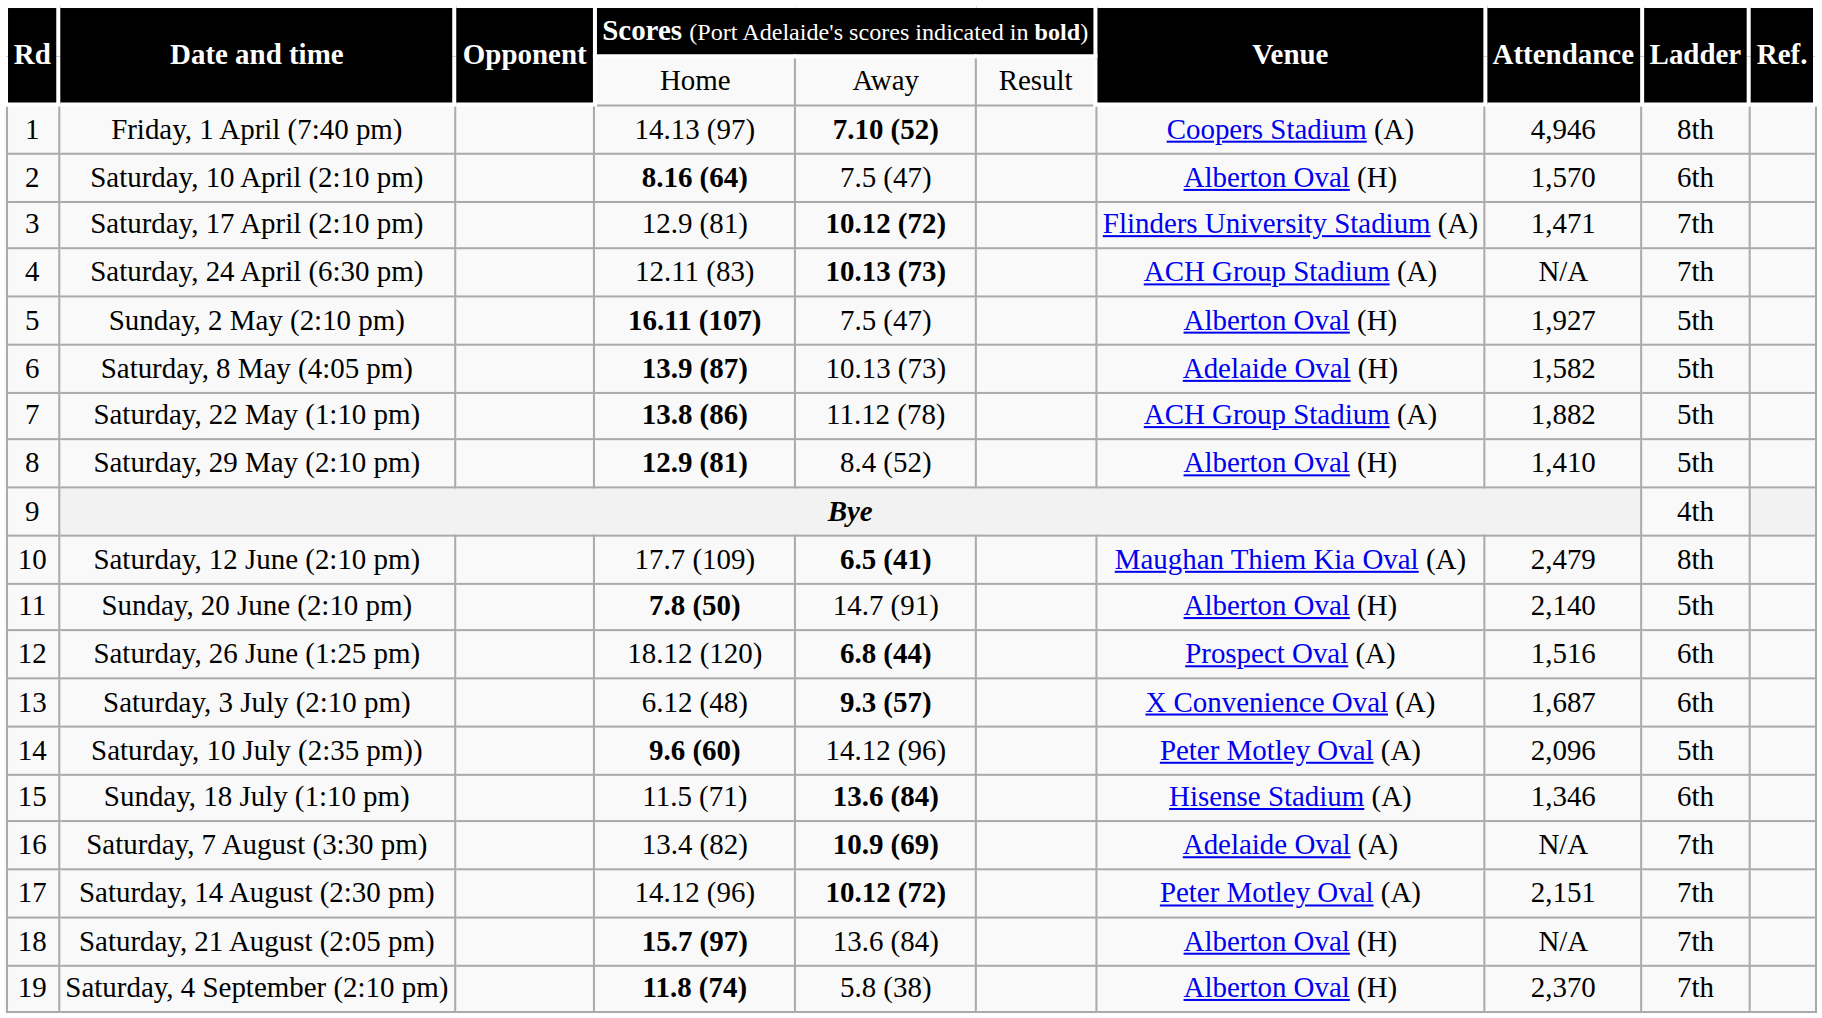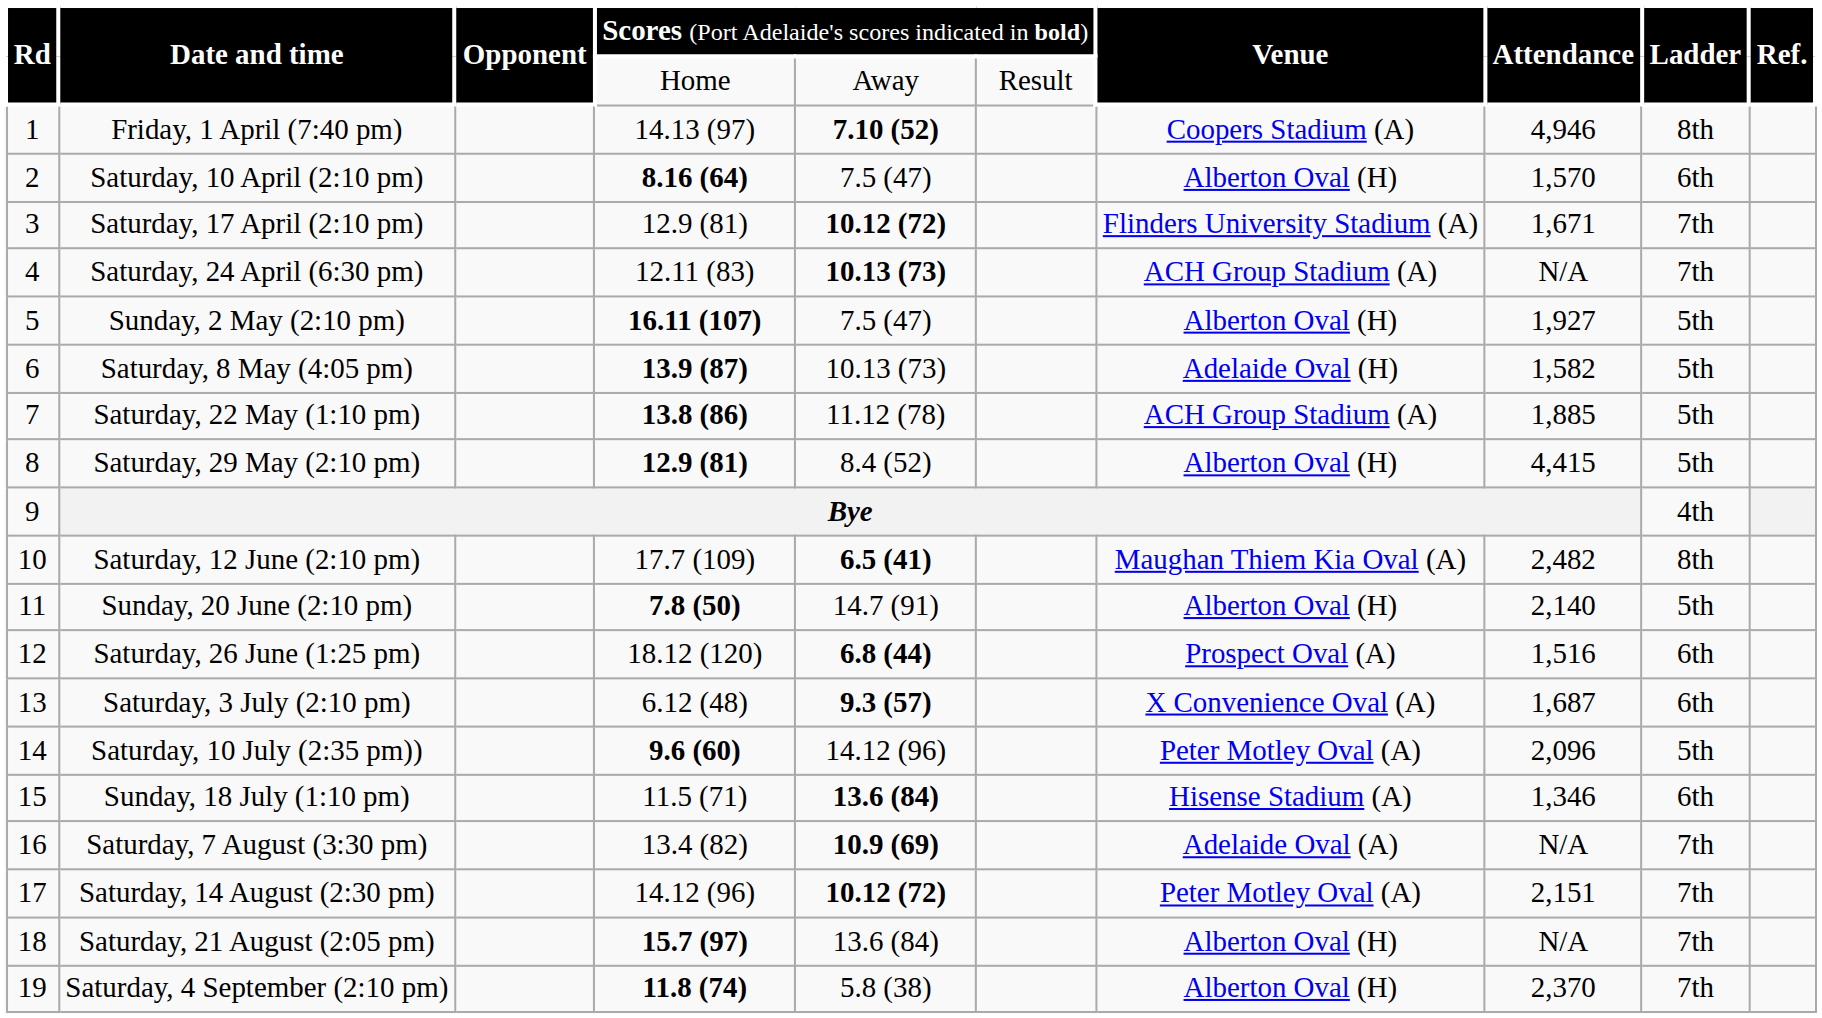(1563, 224) 1,471 -> (1563, 224) 1,671
(1563, 415) 1,882 -> (1563, 415) 1,885
(1563, 463) 1,410 -> (1563, 463) 4,415
(1563, 558) 2,479 -> (1563, 558) 2,482
